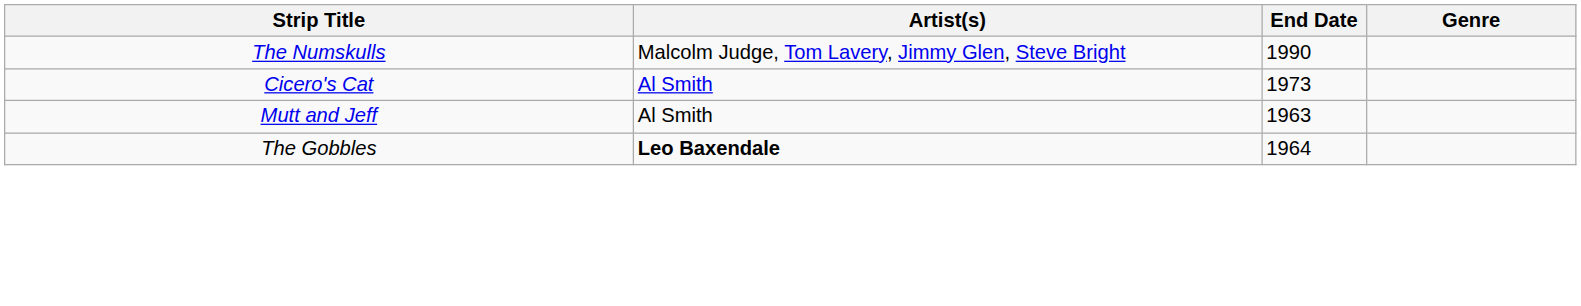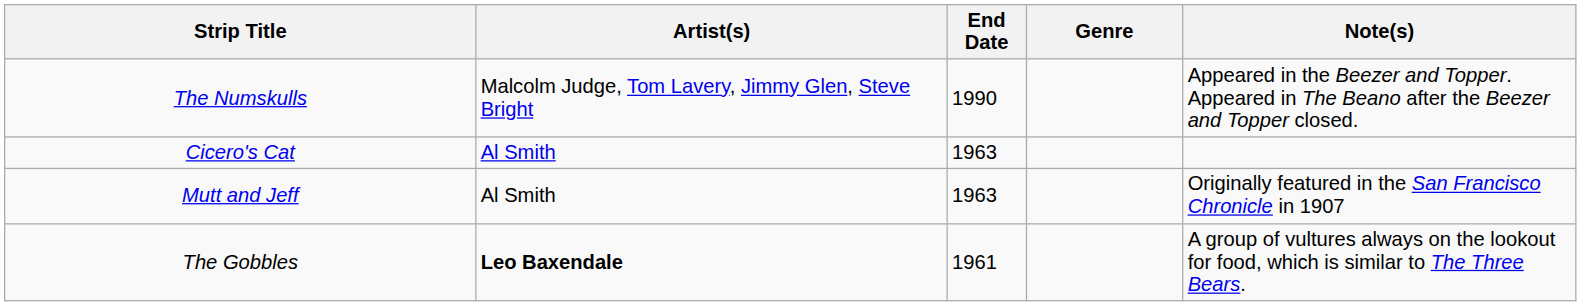+ column: (1379, 31)
(1289, 84) 1973 -> (974, 152) 1963
(1289, 148) 1964 -> (974, 261) 1961
